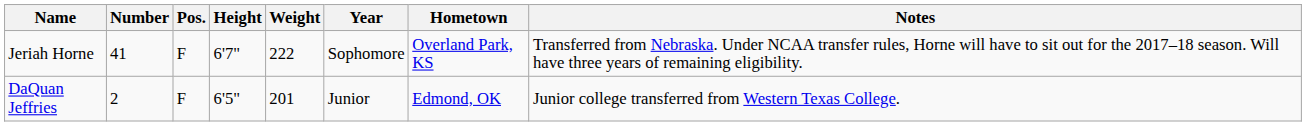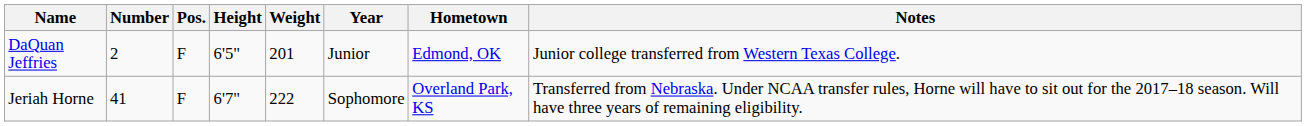rows swapped: (36, 98) <-> (51, 53)
